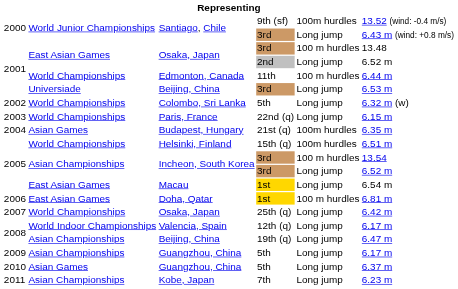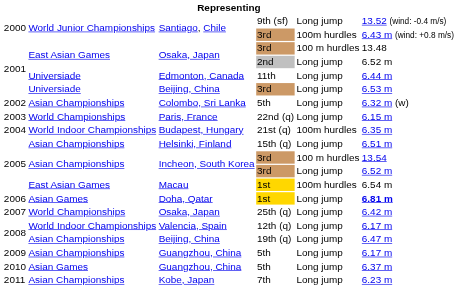(327, 21) 100m hurdles -> (320, 21) Long jump
(320, 34) Long jump -> (327, 34) 100m hurdles
(77, 75) World Championships -> (55, 75) Universiade
(328, 75) 100 m hurdles -> (320, 75) Long jump
(77, 103) World Championships -> (76, 103) Asian Championships
(58, 130) Asian Games -> (92, 130) World Indoor Championships
(77, 144) World Championships -> (76, 144) Asian Championships
(327, 144) 100m hurdles -> (320, 144) Long jump
(320, 184) Long jump -> (327, 184) 100m hurdles
(69, 198) East Asian Games -> (58, 198) Asian Games
(328, 198) 100 m hurdles -> (320, 198) Long jump
(377, 198) normal -> (377, 198) bold
